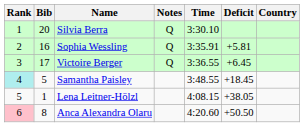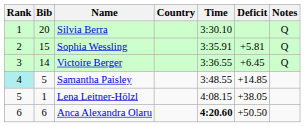columns swapped: (278, 12) <-> (169, 12)
(44, 46) 16 -> (44, 46) 15
(44, 63) 17 -> (44, 63) 14
(239, 79) +18.45 -> (252, 79) +14.85
(19, 113) pink background -> (19, 113) no background
(44, 113) 8 -> (44, 113) 6
(203, 113) normal -> (216, 113) bold
